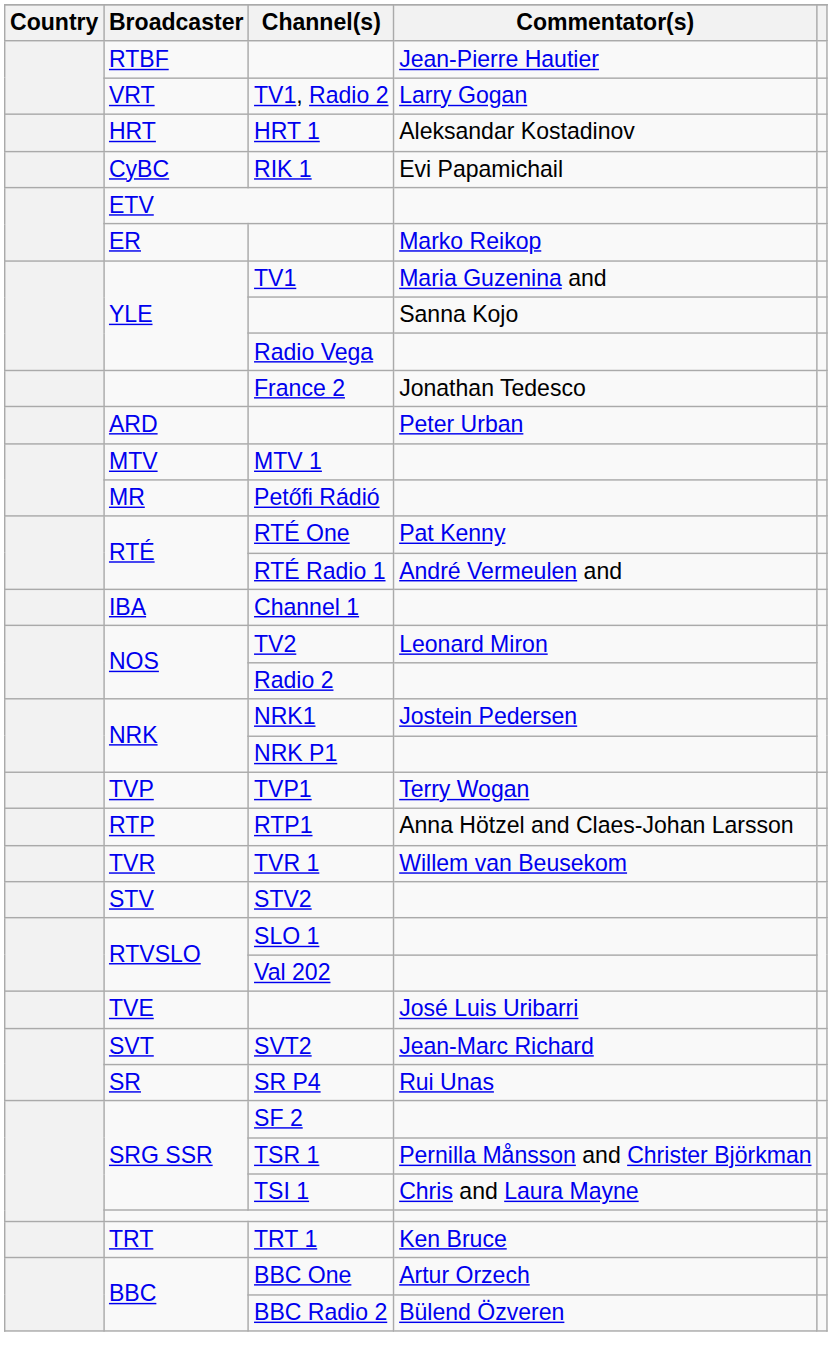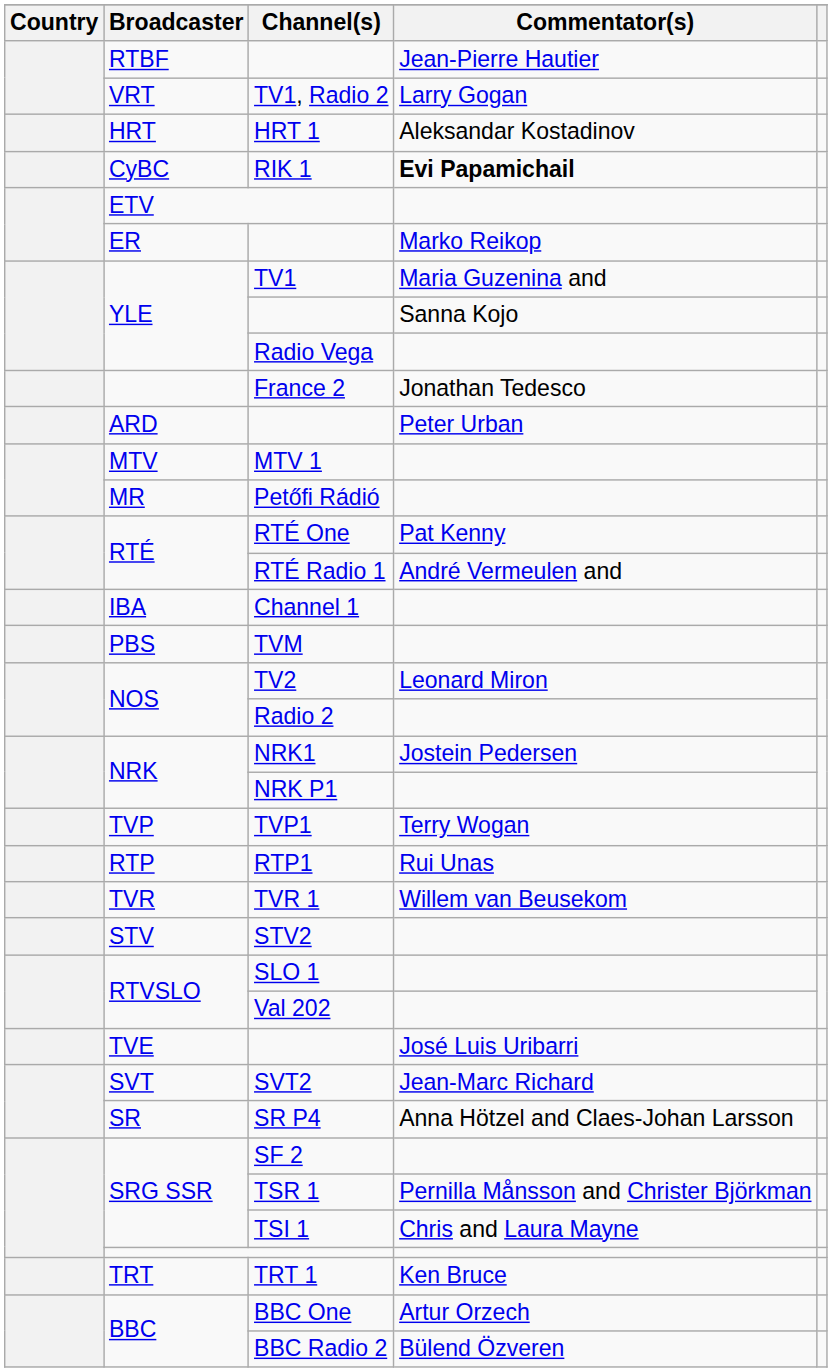(481, 168) normal -> (487, 168) bold
+ row: (132, 643)
(596, 826) Anna Hötzel and Claes-Johan Larsson -> (447, 863) Rui Unas
(447, 1082) Rui Unas -> (596, 1118) Anna Hötzel and Claes-Johan Larsson
